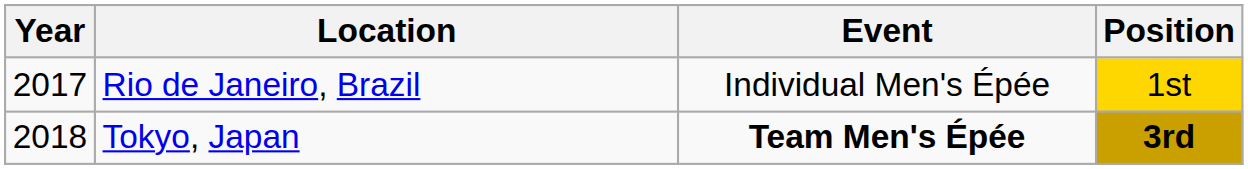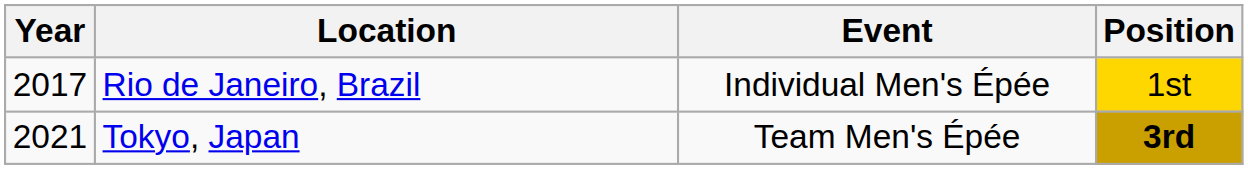(50, 137) 2018 -> (50, 137) 2021
(887, 137) bold -> (887, 137) normal
